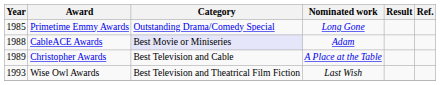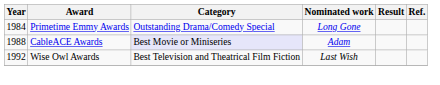(16, 27) 1985 -> (16, 27) 1984
- row: (68, 57)
(16, 73) 1993 -> (16, 57) 1992
